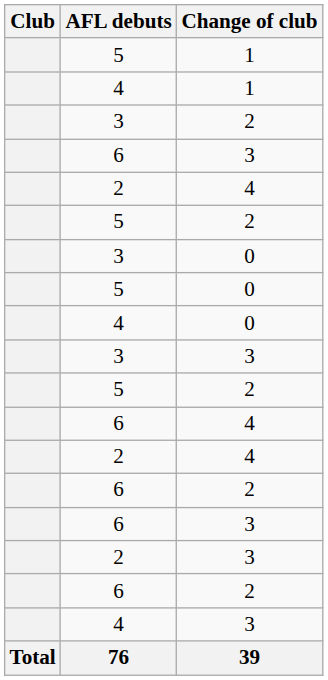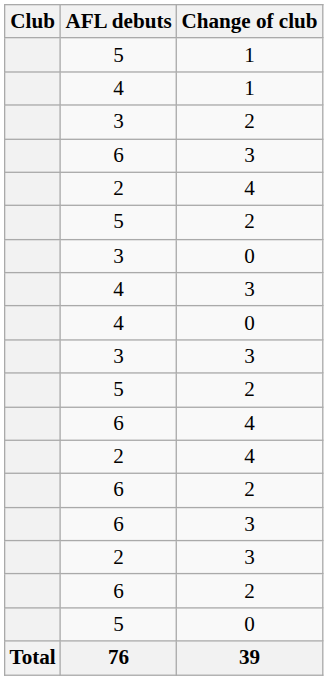rows swapped: (119, 289) <-> (119, 624)
